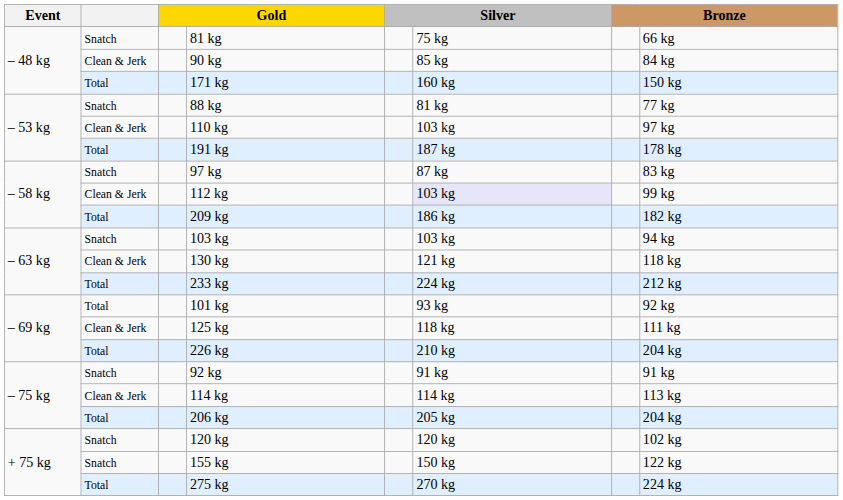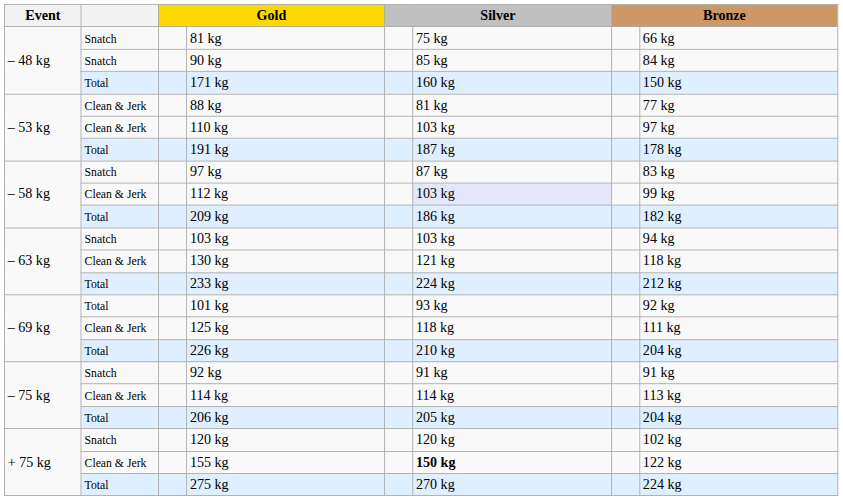(116, 61) Clean & Jerk -> (101, 61) Snatch
(101, 105) Snatch -> (116, 105) Clean & Jerk
(101, 463) Snatch -> (116, 463) Clean & Jerk
(436, 462) normal -> (436, 462) bold
